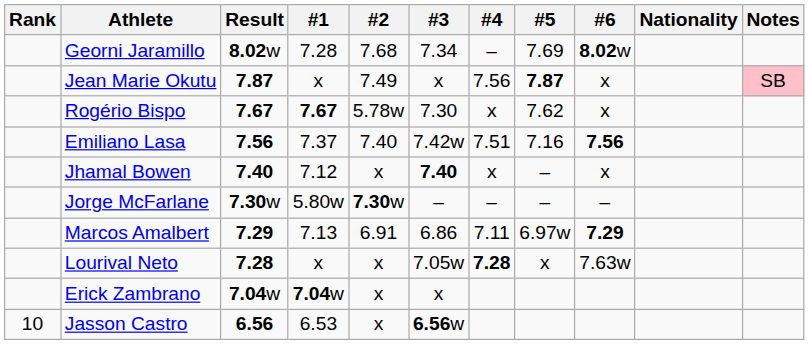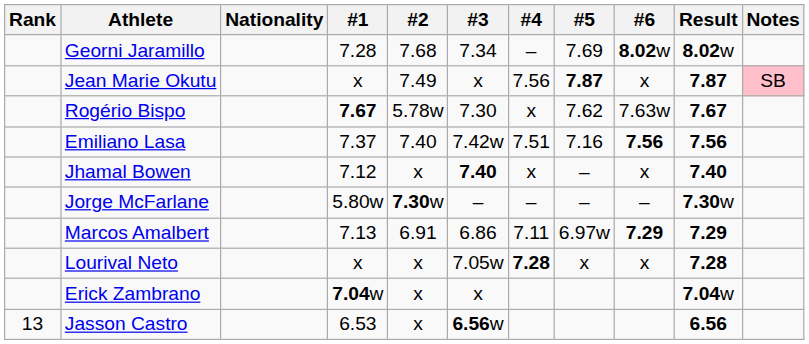columns swapped: (689, 19) <-> (255, 19)
(605, 111) x -> (644, 111) 7.63w
(605, 263) 7.63w -> (644, 263) x
(32, 324) 10 -> (32, 324) 13
